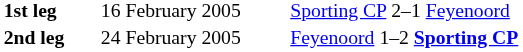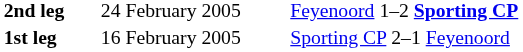rows swapped: (30, 10) <-> (34, 37)
